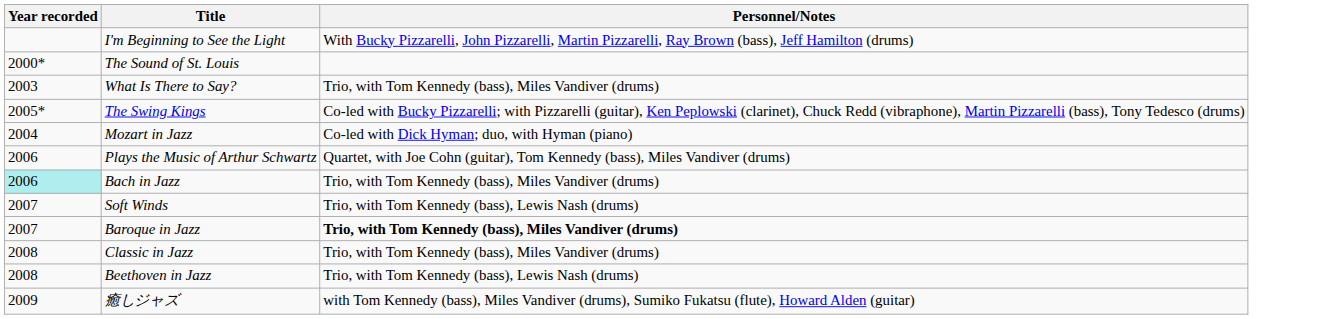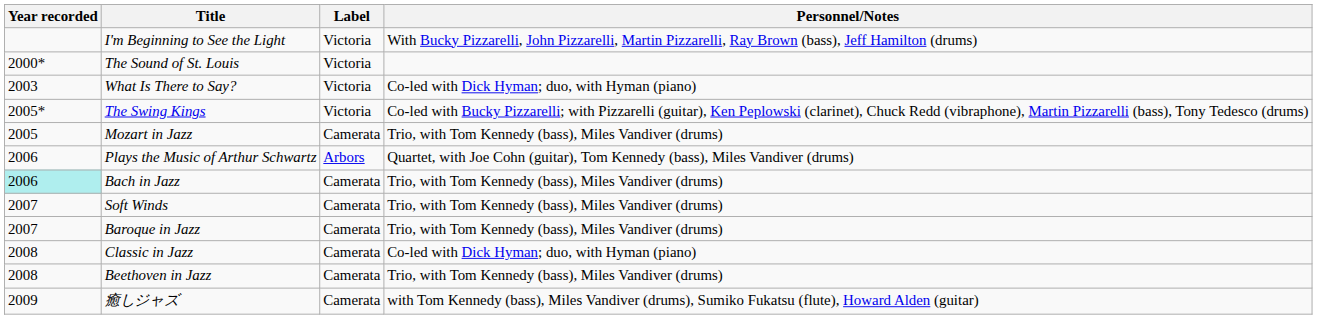+ column: (352, 16)
(491, 87) Trio, with Tom Kennedy (bass), Miles Vandiver (drums) -> (542, 87) Co-led with Dick Hyman; duo, with Hyman (piano)
(23, 134) 2004 -> (23, 134) 2005
(478, 134) Co-led with Dick Hyman; duo, with Hyman (piano) -> (555, 134) Trio, with Tom Kennedy (bass), Miles Vandiver (drums)
(481, 205) Trio, with Tom Kennedy (bass), Lewis Nash (drums) -> (555, 205) Trio, with Tom Kennedy (bass), Miles Vandiver (drums)
(501, 228) bold -> (555, 228) normal
(491, 252) Trio, with Tom Kennedy (bass), Miles Vandiver (drums) -> (542, 252) Co-led with Dick Hyman; duo, with Hyman (piano)
(481, 275) Trio, with Tom Kennedy (bass), Lewis Nash (drums) -> (555, 275) Trio, with Tom Kennedy (bass), Miles Vandiver (drums)
